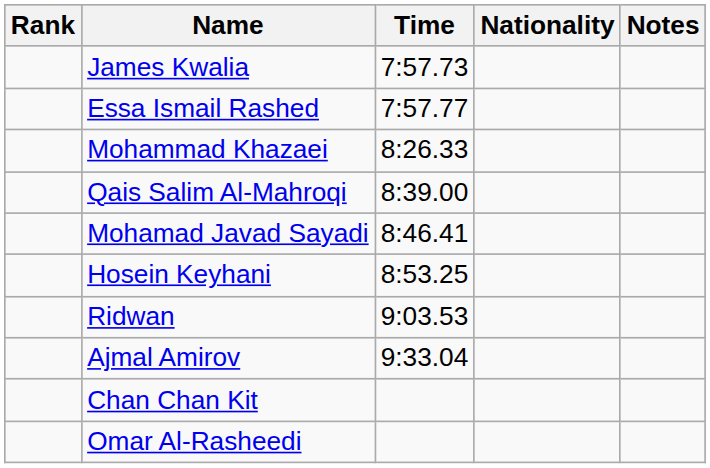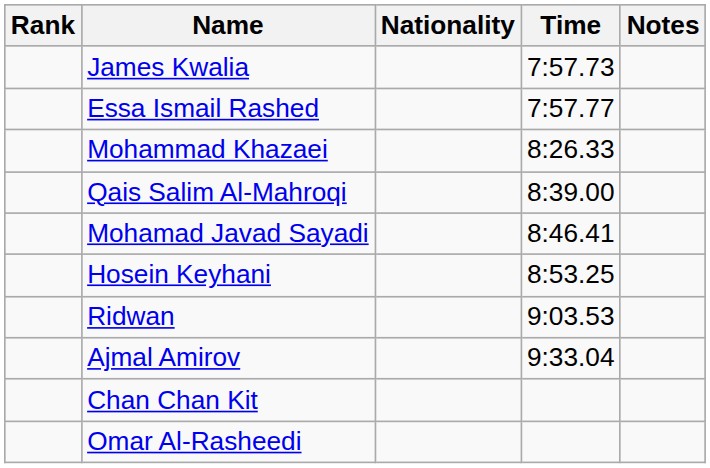columns swapped: (547, 25) <-> (425, 25)
